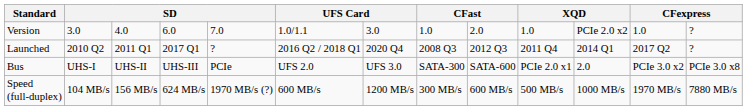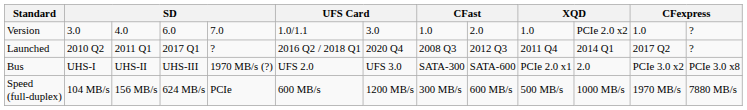(221, 66) PCIe -> (241, 66) 1970 MB/s (?)
(241, 90) 1970 MB/s (?) -> (221, 90) PCIe
